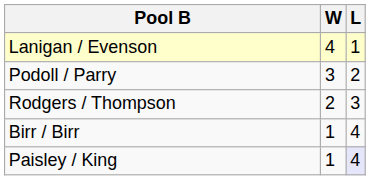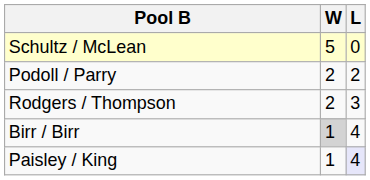+ row: (77, 47)
- row: (83, 47)
(330, 75) 3 -> (330, 75) 2
(330, 132) no background -> (330, 132) lightgrey background
